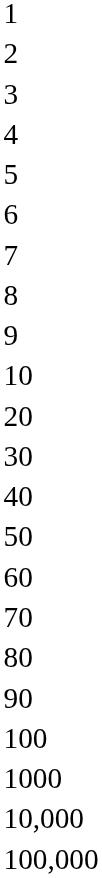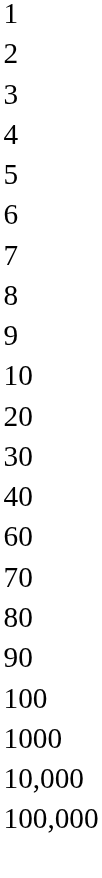- row: (18, 536)
